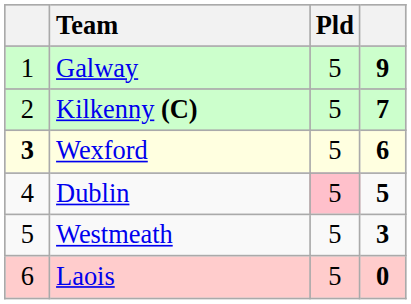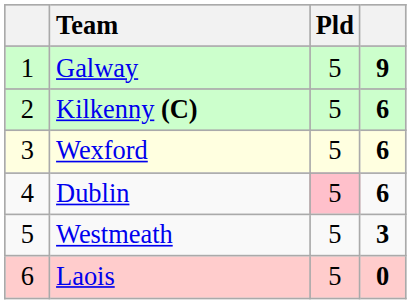(383, 109) 7 -> (383, 109) 6
(27, 151) bold -> (27, 151) normal
(383, 192) 5 -> (383, 192) 6
